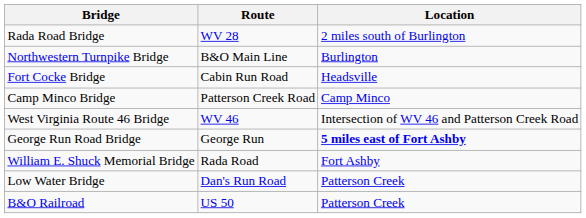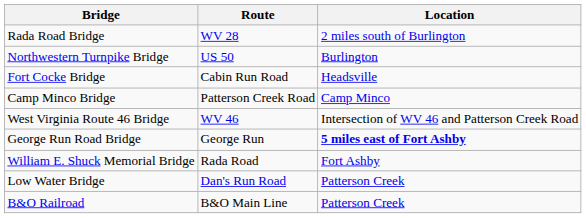(244, 56) B&O Main Line -> (217, 56) US 50
(217, 202) US 50 -> (244, 202) B&O Main Line
